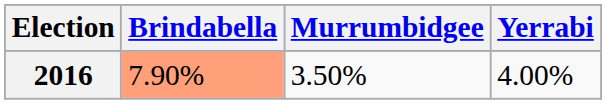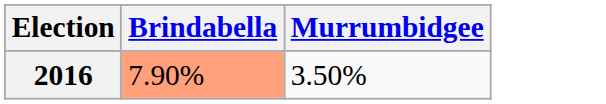- column: (546, 27)
